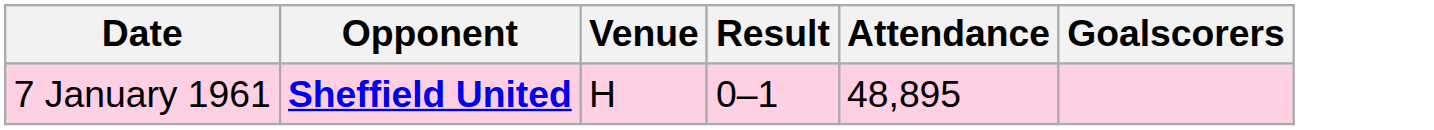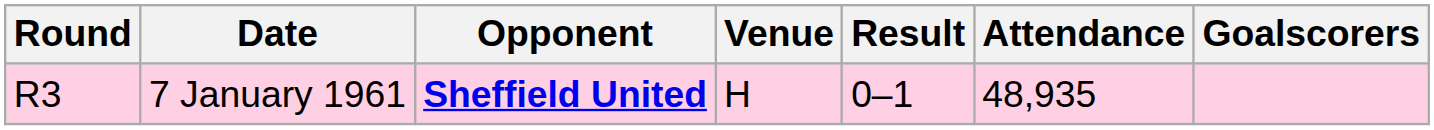+ column: (73, 34)
(904, 93) 48,895 -> (1039, 93) 48,935
